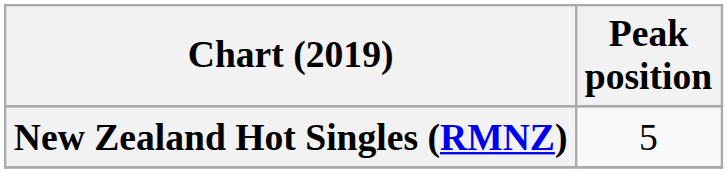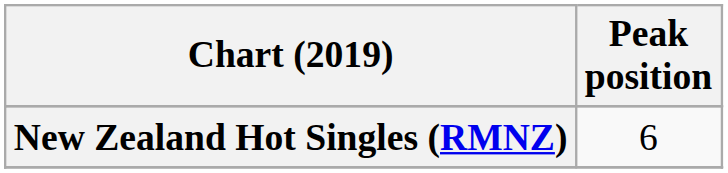(648, 136) 5 -> (648, 136) 6
